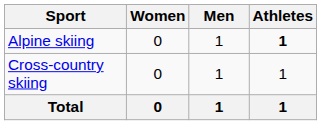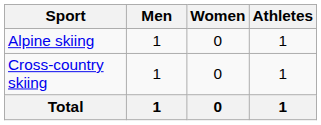columns swapped: (219, 16) <-> (158, 16)
(283, 41) bold -> (283, 41) normal
